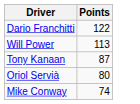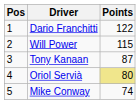+ column: (16, 12)
(102, 44) 113 -> (125, 44) 115
(104, 76) no background -> (127, 76) khaki background
